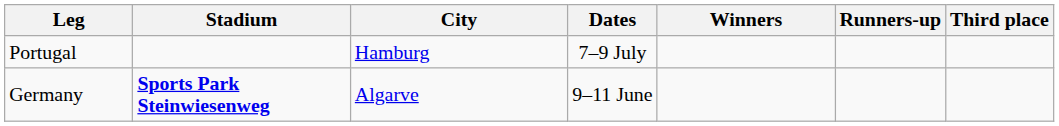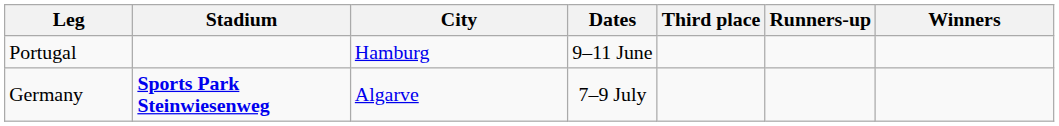columns swapped: (746, 20) <-> (999, 20)
(612, 51) 7–9 July -> (612, 51) 9–11 June
(612, 94) 9–11 June -> (612, 94) 7–9 July
